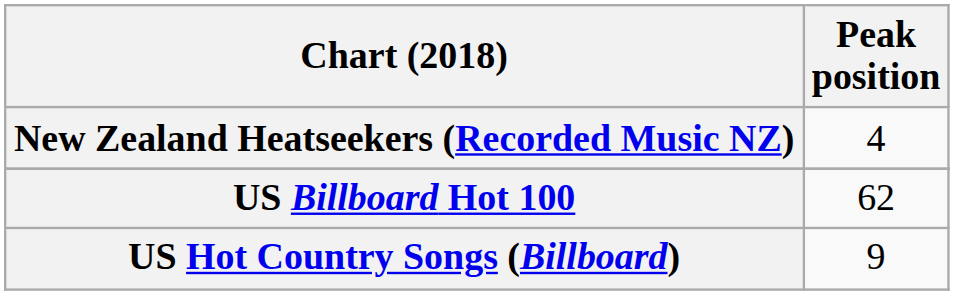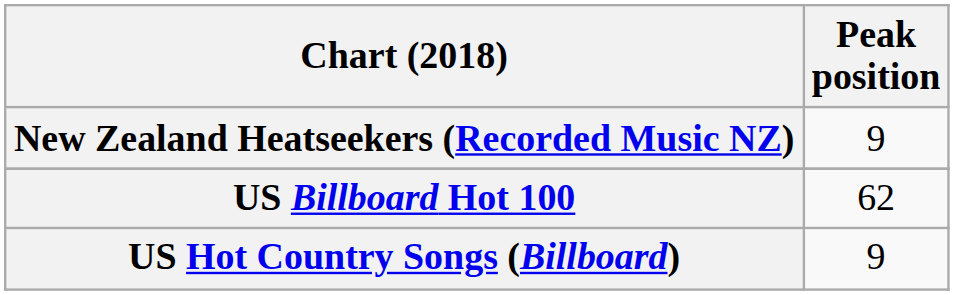(876, 137) 4 -> (876, 137) 9
